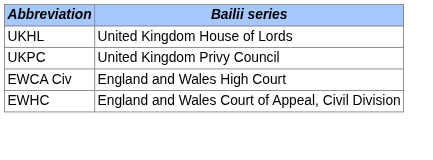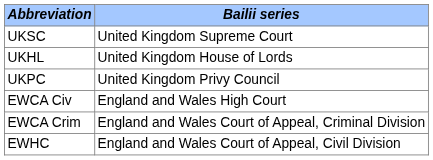+ row: (27, 36)
+ row: (44, 122)
